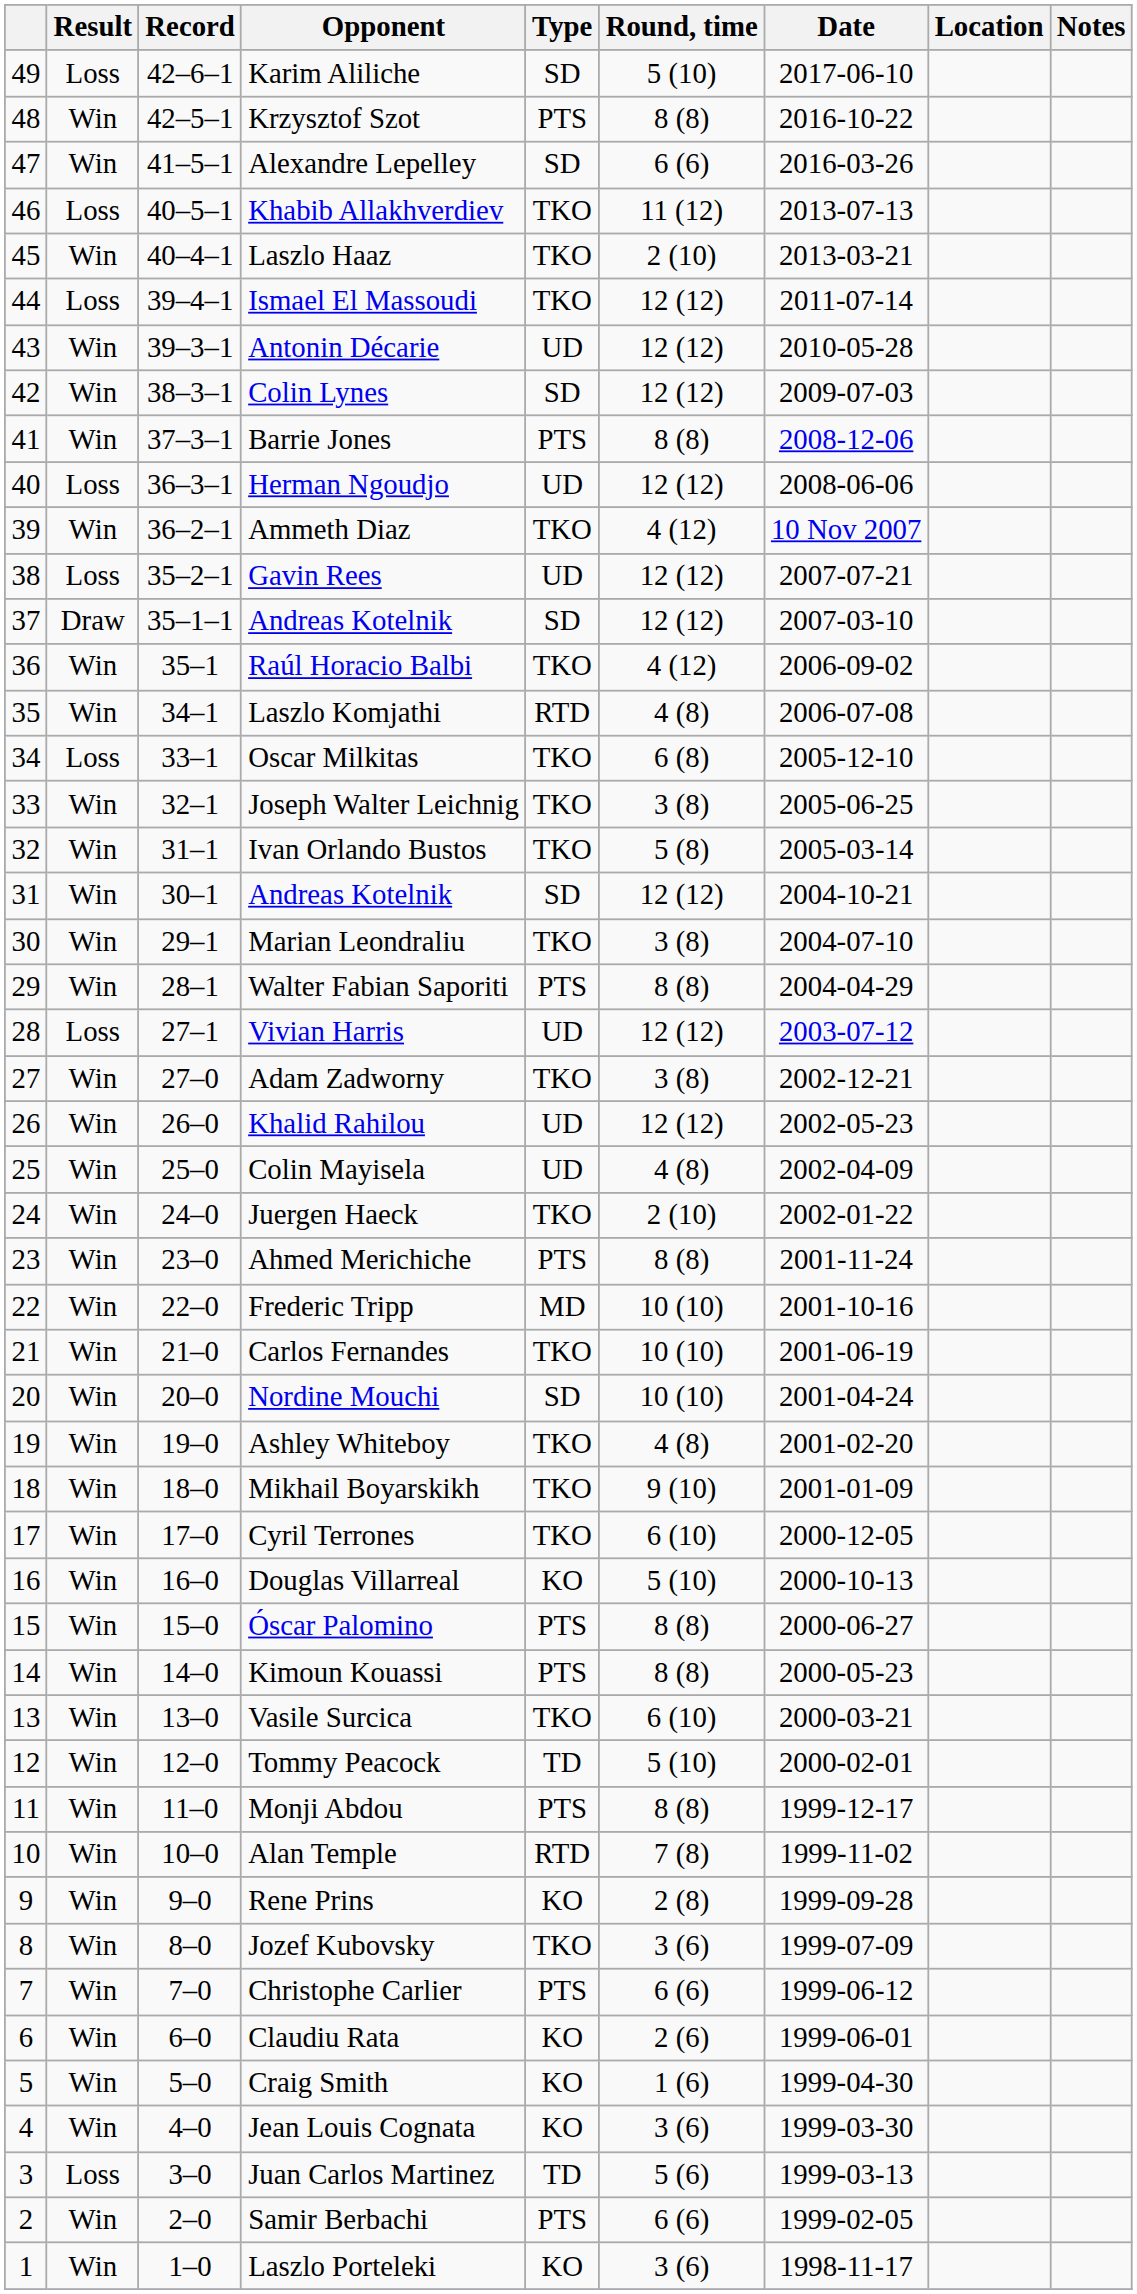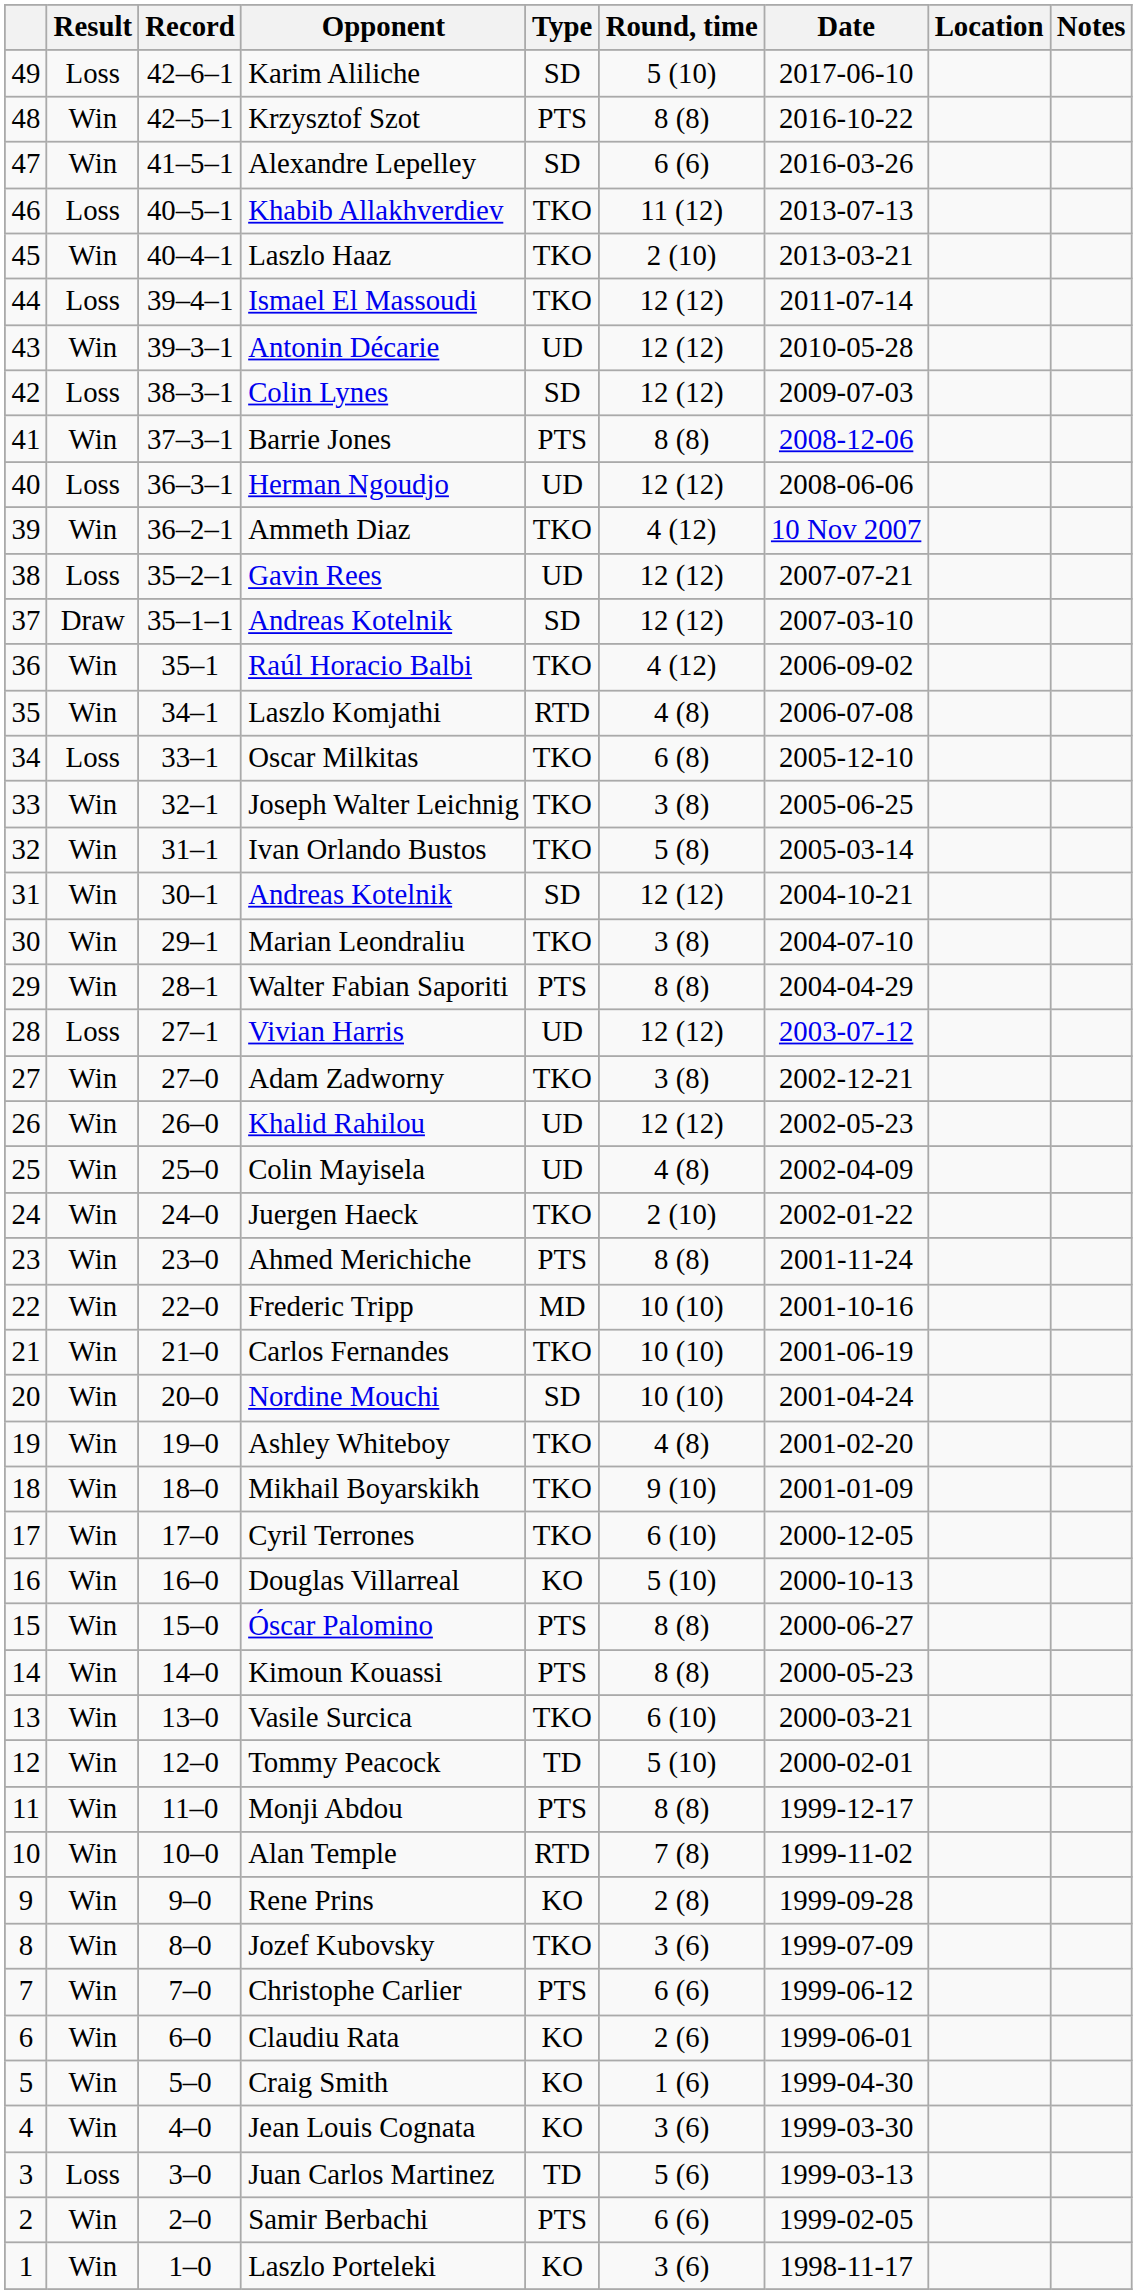(93, 392) Win -> (93, 392) Loss
